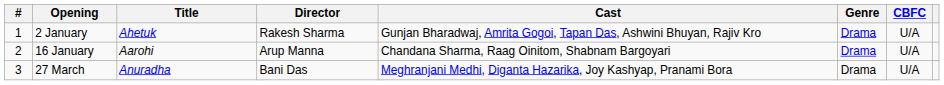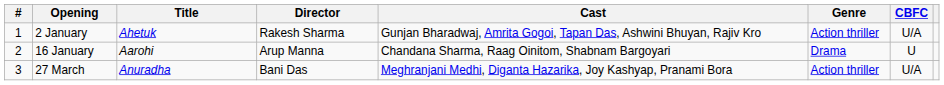(858, 32) Drama -> (845, 32) Action thriller
(910, 51) U/A -> (912, 51) U
(858, 70) Drama -> (845, 70) Action thriller
